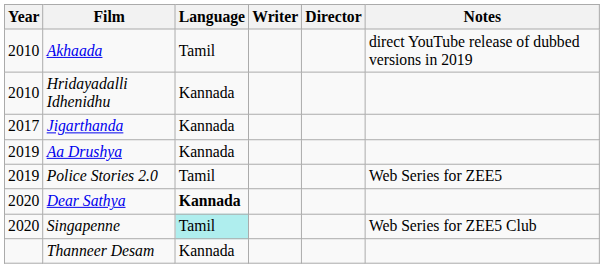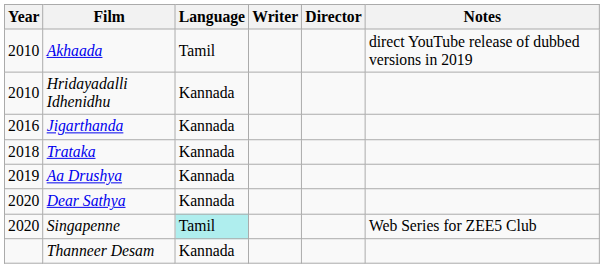(24, 126) 2017 -> (24, 126) 2016
+ row: (71, 151)
- row: (102, 176)
(210, 201) bold -> (207, 201) normal
